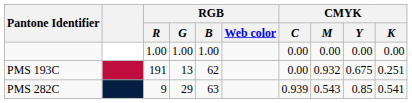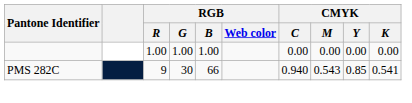- row: (33, 70)
(187, 88) 29 -> (187, 70) 30
(213, 88) 63 -> (213, 70) 66
(295, 88) 0.939 -> (295, 70) 0.940
